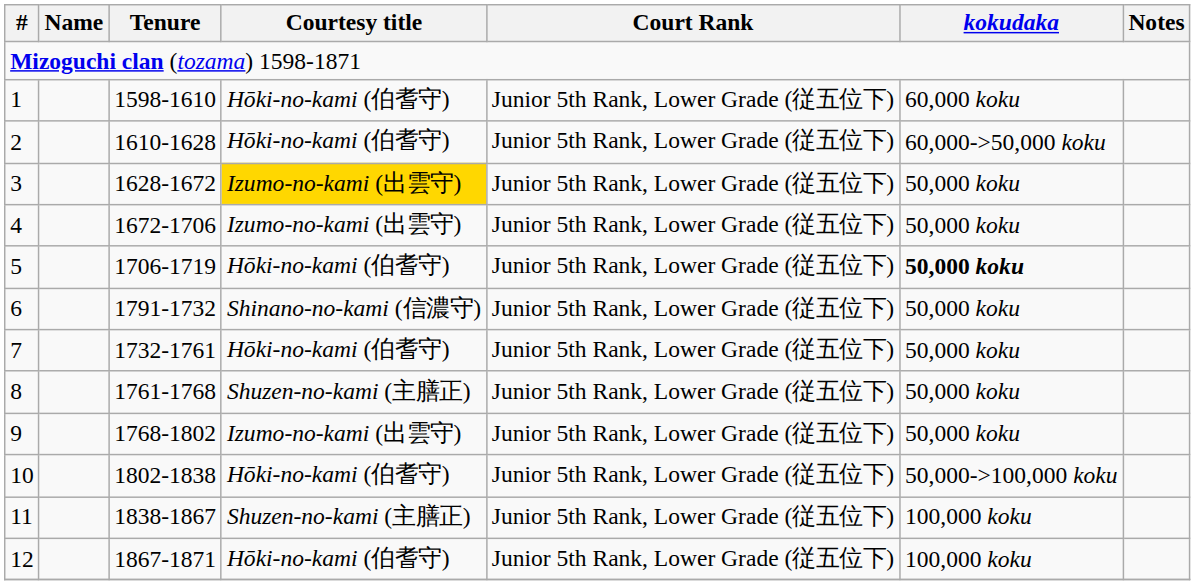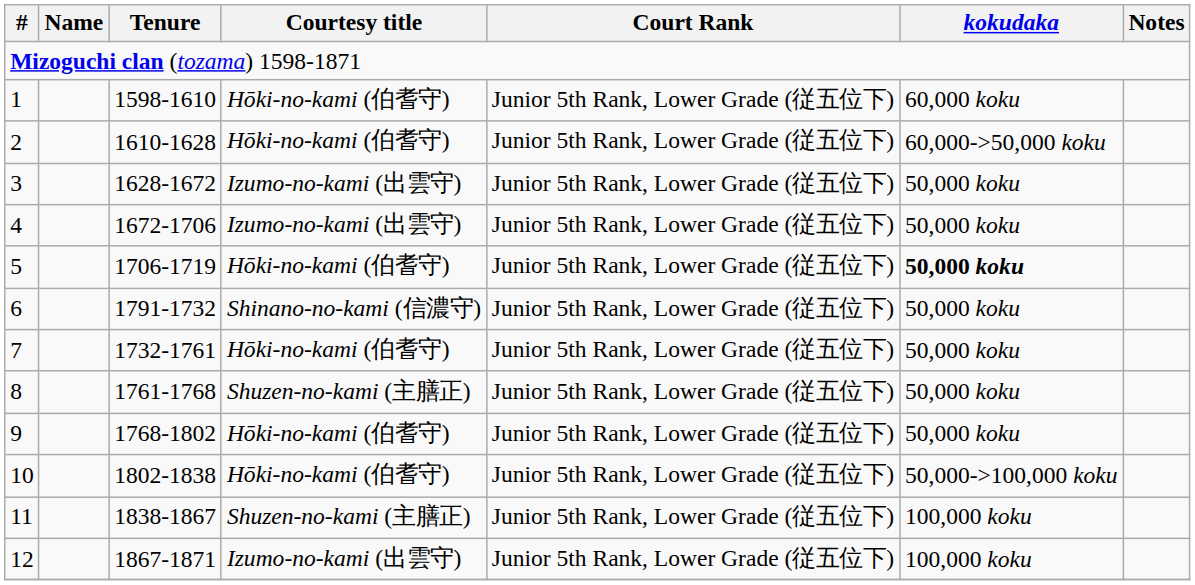(344, 182) gold background -> (344, 182) no background
(344, 432) Izumo-no-kami (出雲守) -> (338, 432) Hōki-no-kami (伯耆守)
(338, 558) Hōki-no-kami (伯耆守) -> (344, 558) Izumo-no-kami (出雲守)
